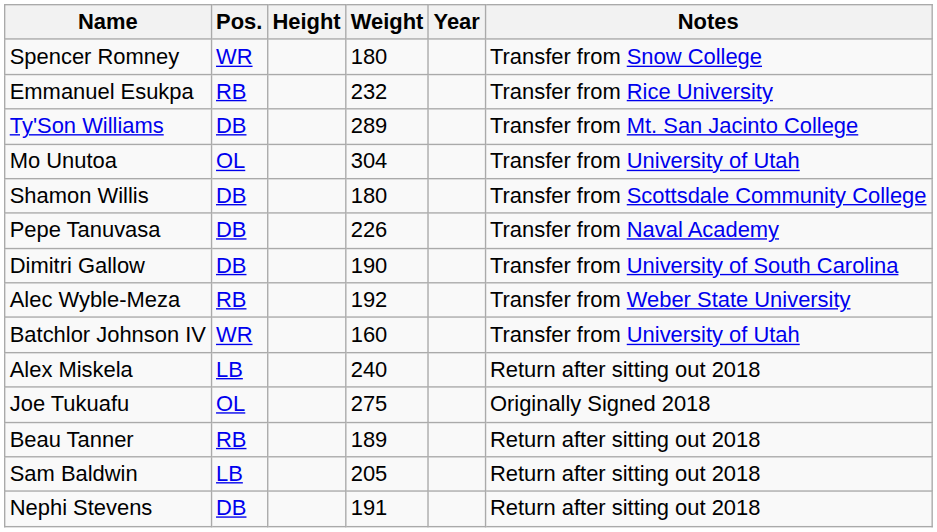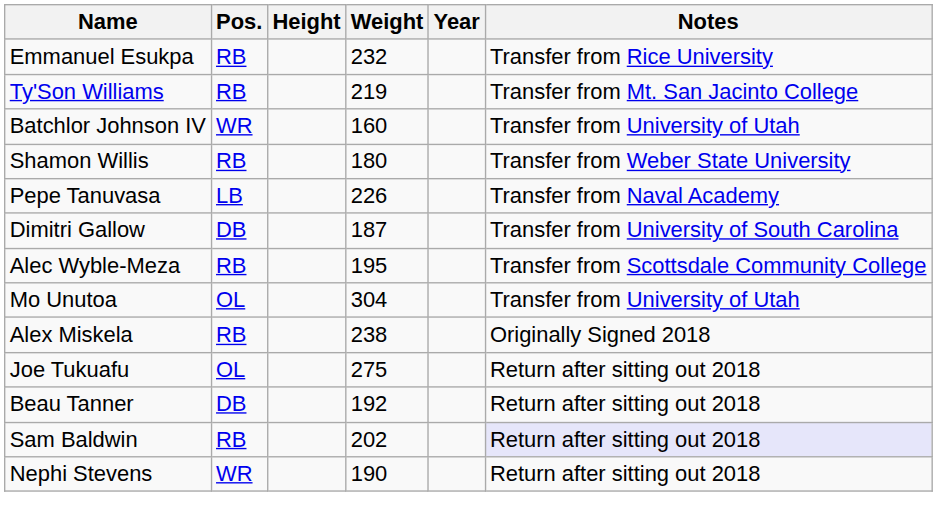- row: (94, 56)
(231, 126) DB -> (231, 91) RB
(369, 126) 289 -> (369, 91) 219
rows swapped: (63, 160) <-> (108, 334)
(231, 195) DB -> (231, 160) RB
(708, 195) Transfer from Scottsdale Community College -> (670, 160) Transfer from Weber State University
(231, 230) DB -> (229, 195) LB
(369, 265) 190 -> (369, 230) 187
(369, 299) 192 -> (369, 265) 195
(670, 299) Transfer from Weber State University -> (708, 265) Transfer from Scottsdale Community College
(229, 369) LB -> (231, 334) RB
(369, 369) 240 -> (369, 334) 238
(625, 369) Return after sitting out 2018 -> (600, 334) Originally Signed 2018
(600, 404) Originally Signed 2018 -> (625, 369) Return after sitting out 2018
(231, 439) RB -> (231, 404) DB
(369, 439) 189 -> (369, 404) 192
(229, 473) LB -> (231, 439) RB
(369, 473) 205 -> (369, 439) 202
(625, 473) no background -> (625, 439) lavender background
(231, 508) DB -> (234, 473) WR
(369, 508) 191 -> (369, 473) 190
